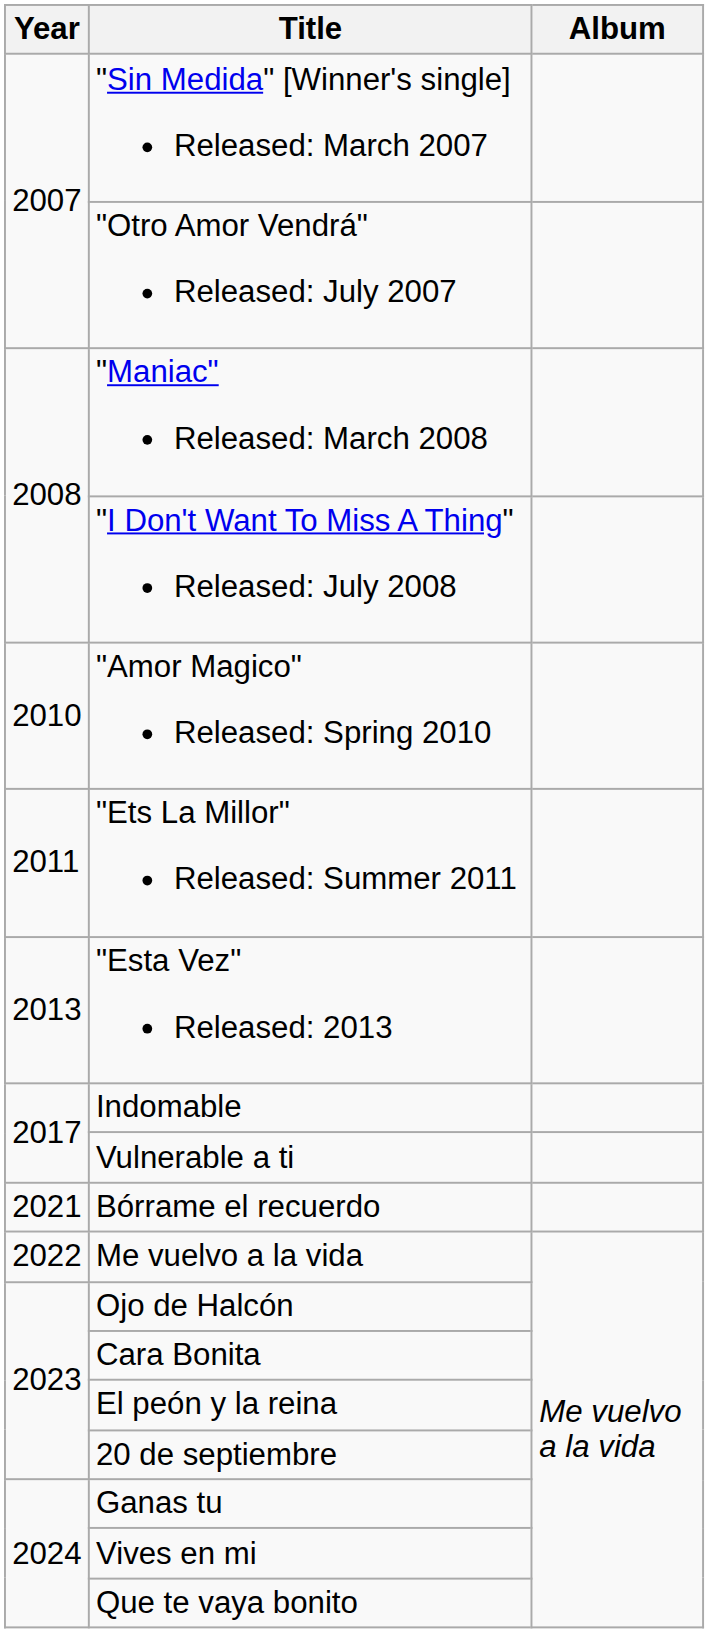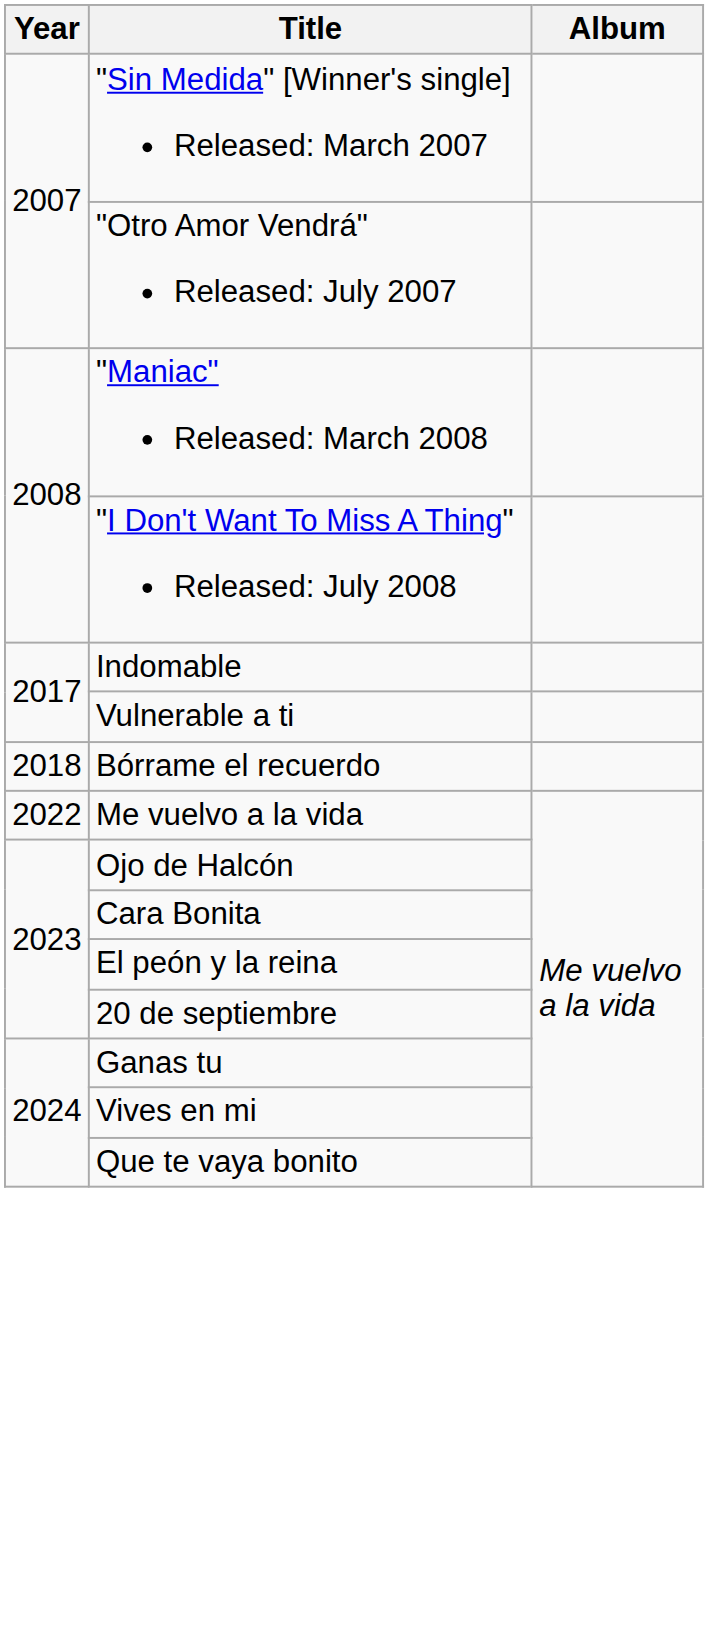- row: (310, 700)
- row: (310, 847)
- row: (310, 994)
(47, 1206) 2021 -> (47, 765) 2018
